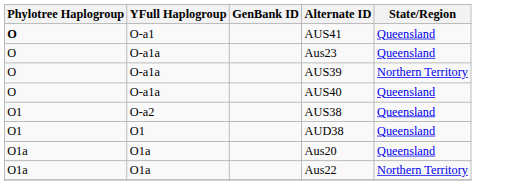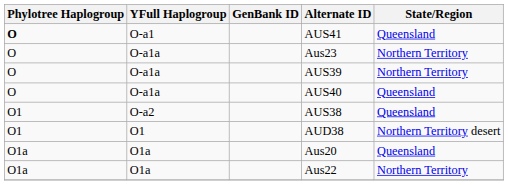(406, 53) Queensland -> (422, 53) Northern Territory
(406, 131) Queensland -> (439, 131) Northern Territory desert
